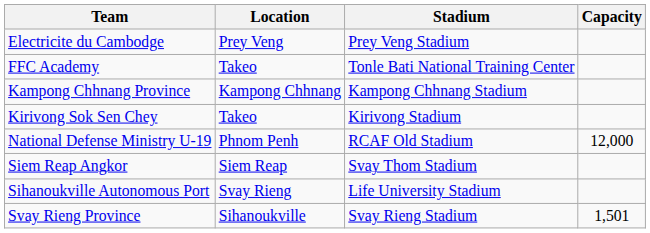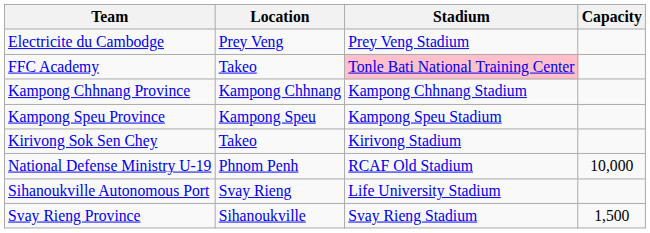(461, 66) no background -> (461, 66) pink background
+ row: (86, 116)
(612, 141) 12,000 -> (612, 166) 10,000
- row: (68, 166)
(612, 215) 1,501 -> (612, 215) 1,500
